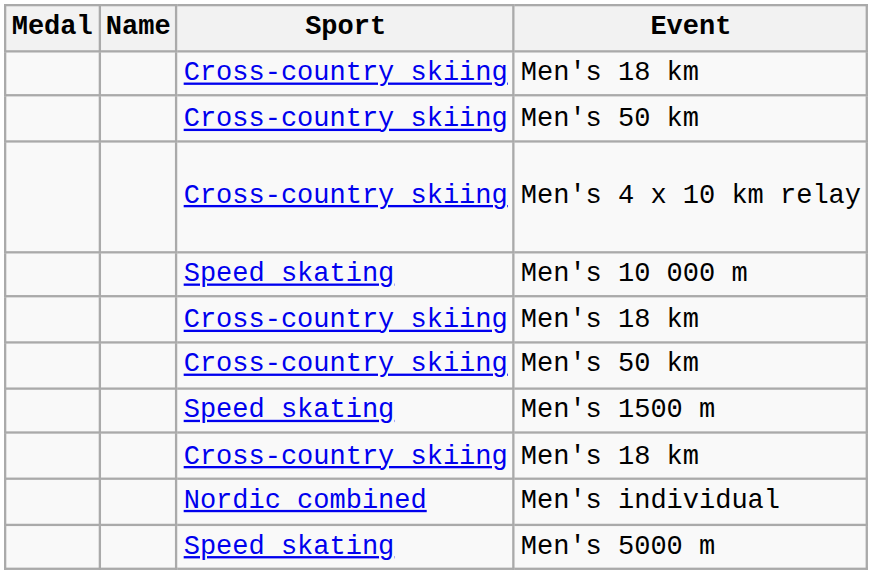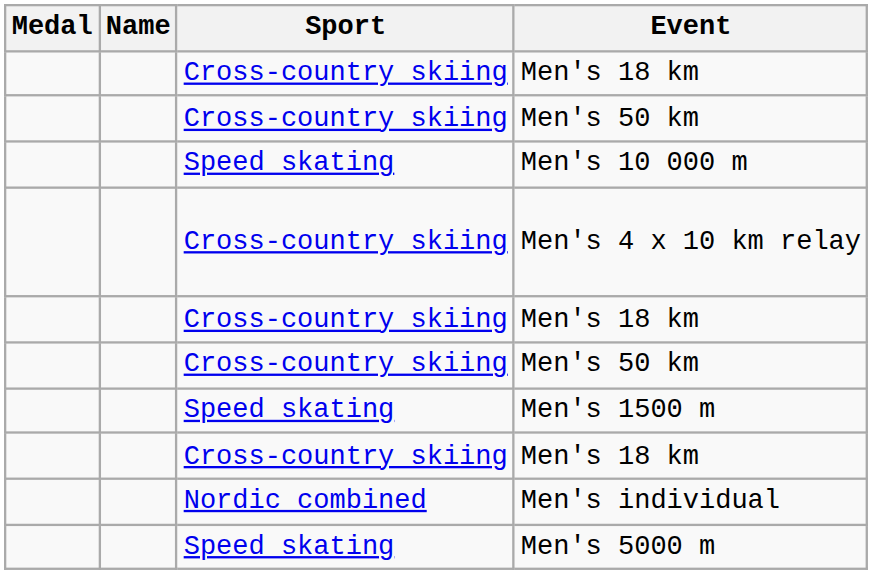rows swapped: (346, 196) <-> (289, 274)
